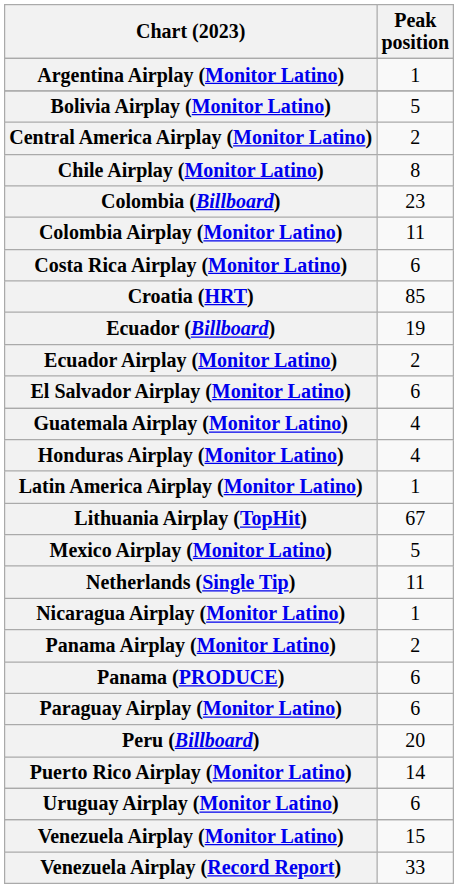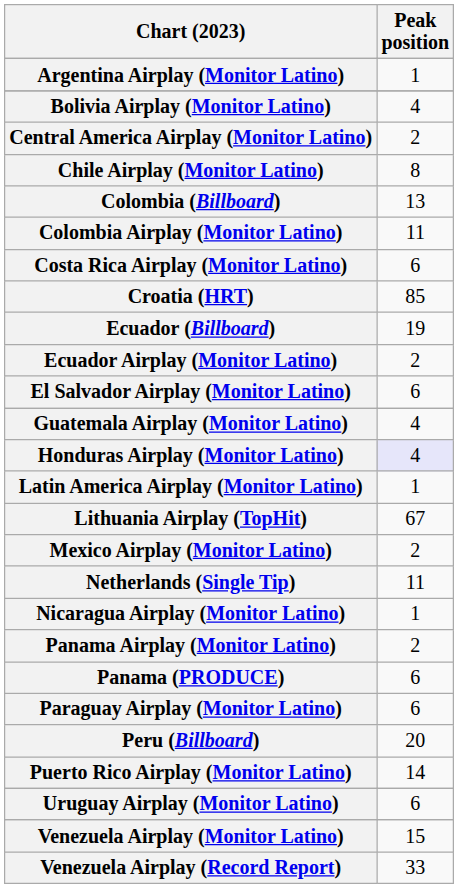(415, 106) 5 -> (415, 106) 4
(415, 201) 23 -> (415, 201) 13
(415, 455) no background -> (415, 455) lavender background
(415, 550) 5 -> (415, 550) 2
